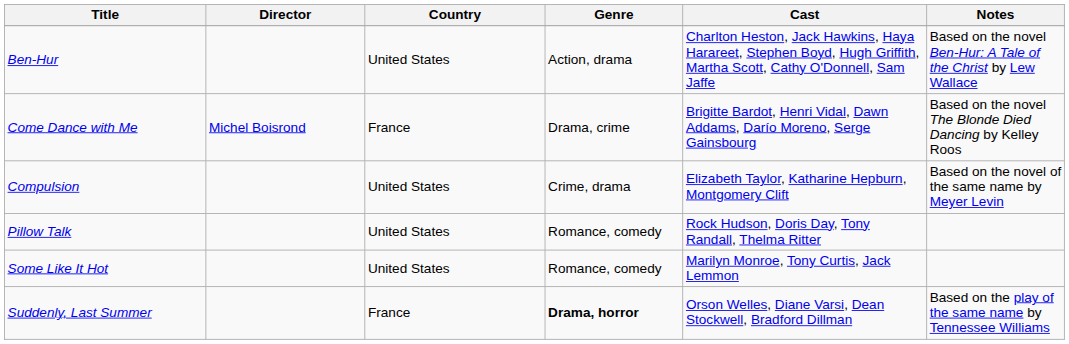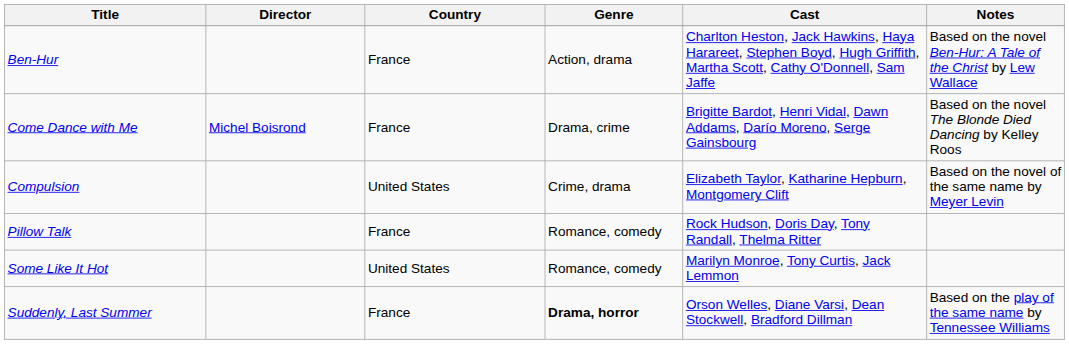(409, 59) United States -> (389, 59) France
(409, 231) United States -> (389, 231) France
